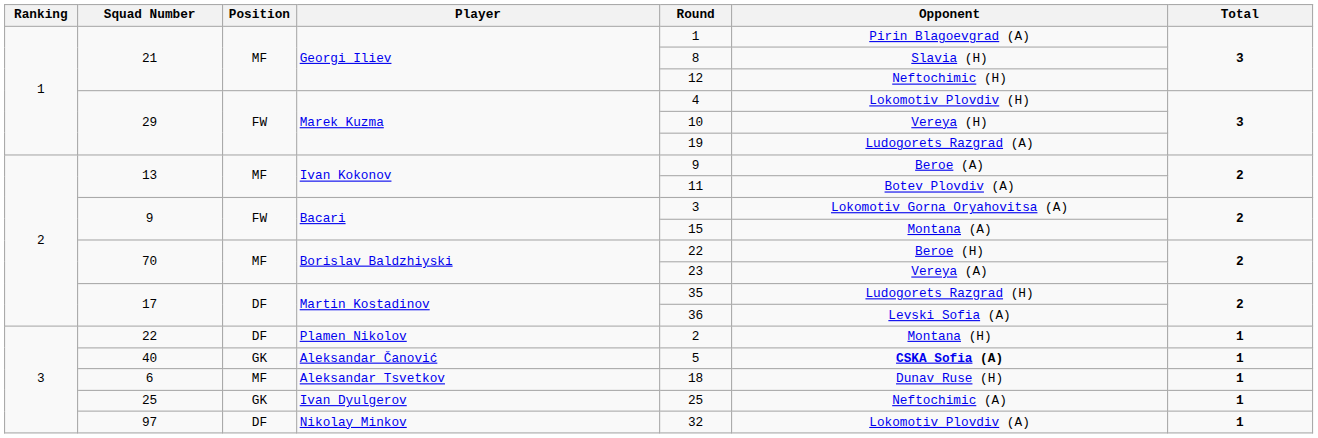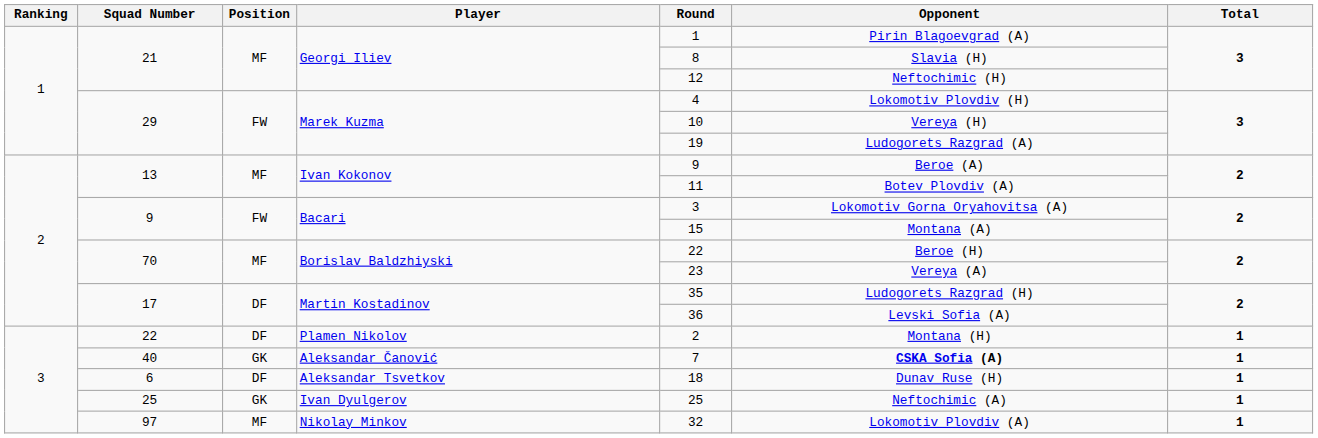(696, 358) 5 -> (696, 358) 7
(259, 379) MF -> (259, 379) DF
(259, 422) DF -> (259, 422) MF
